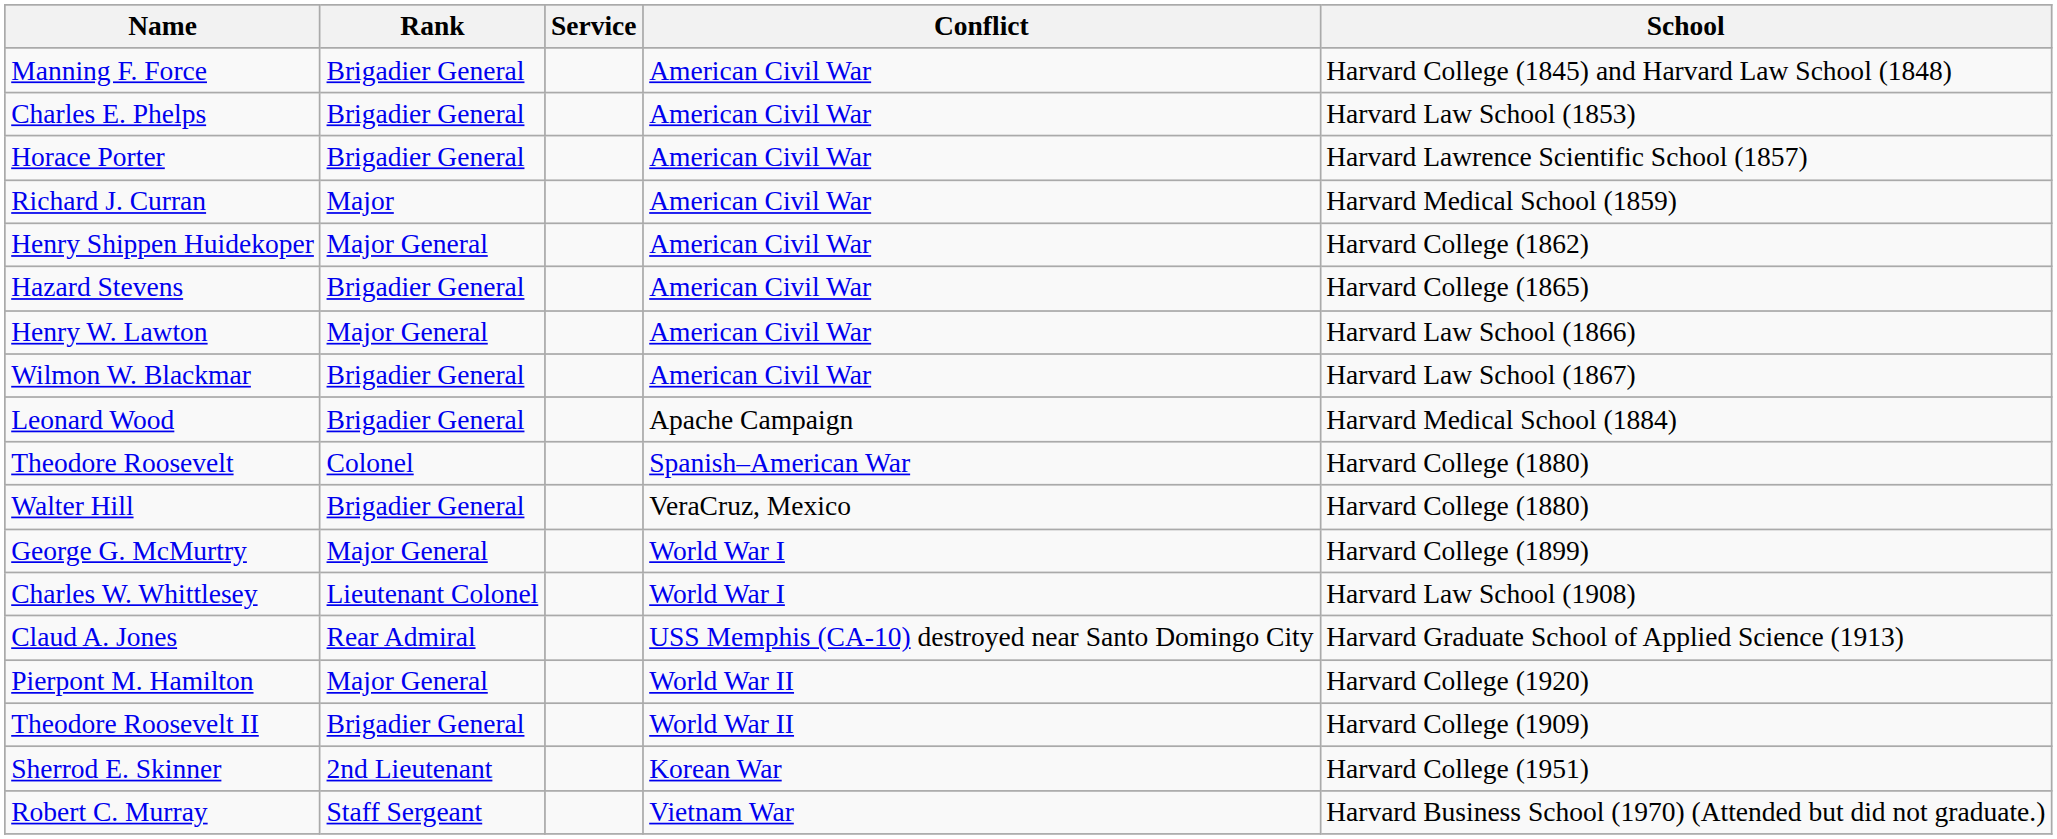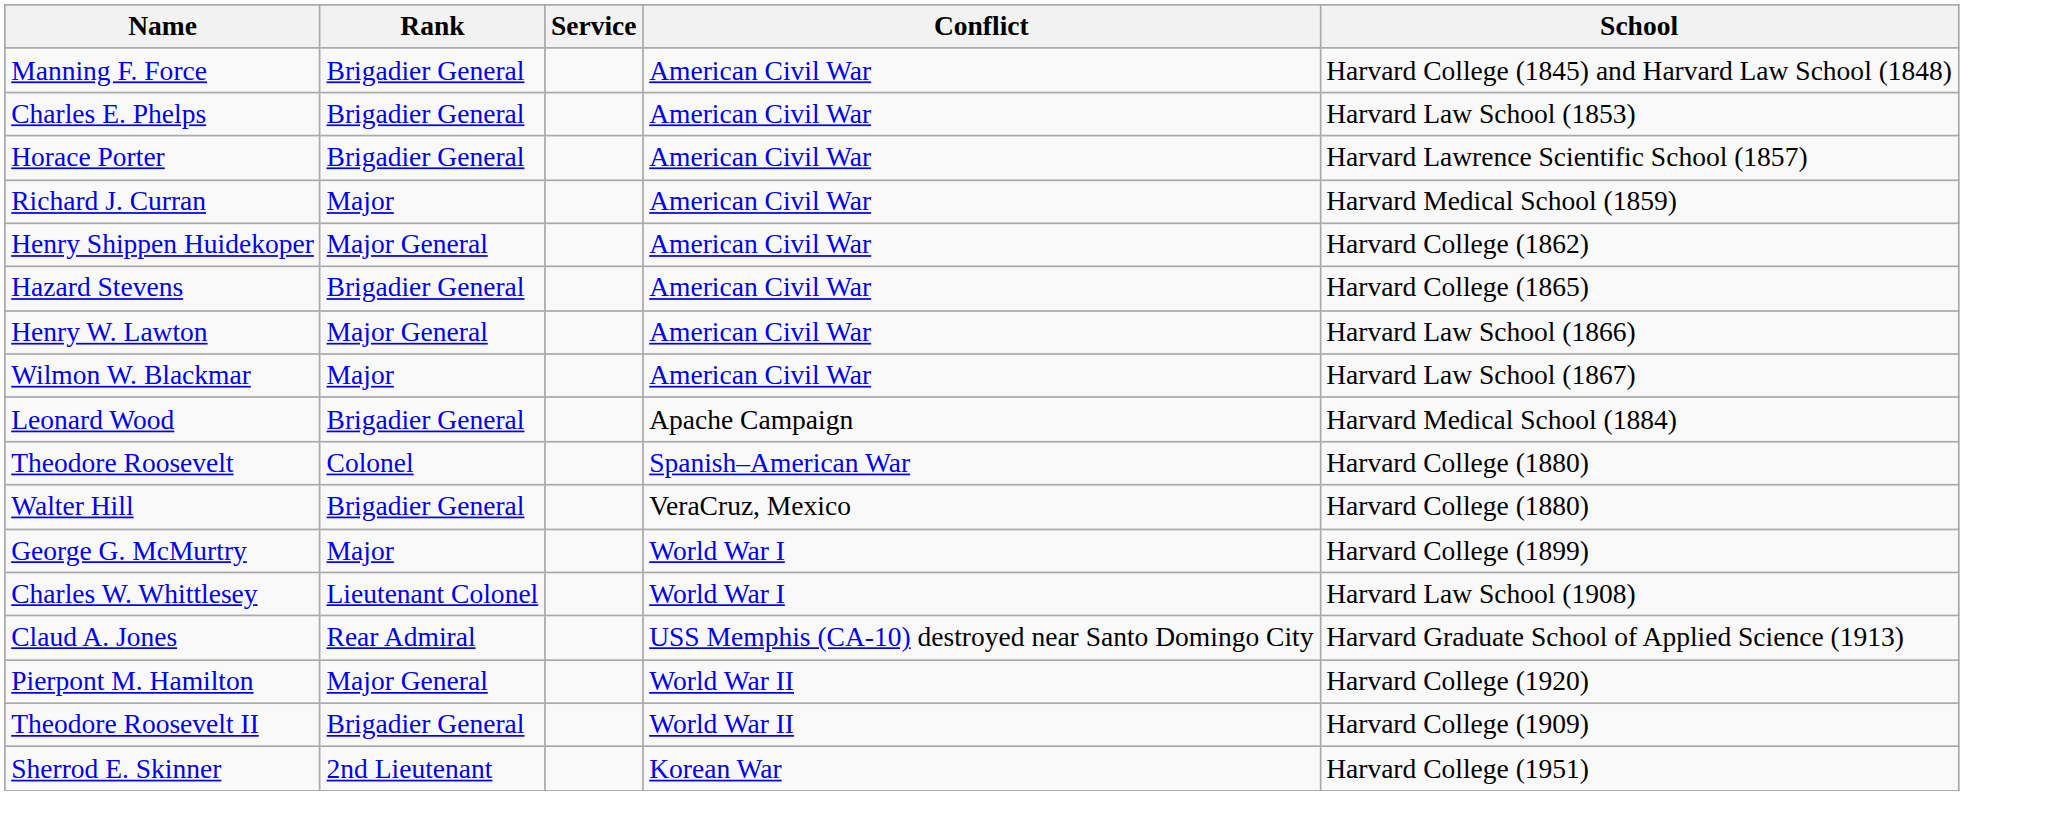(426, 375) Brigadier General -> (360, 375) Major
(407, 550) Major General -> (360, 550) Major
- row: (109, 811)
